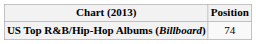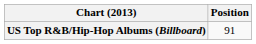(230, 30) 74 -> (230, 30) 91
